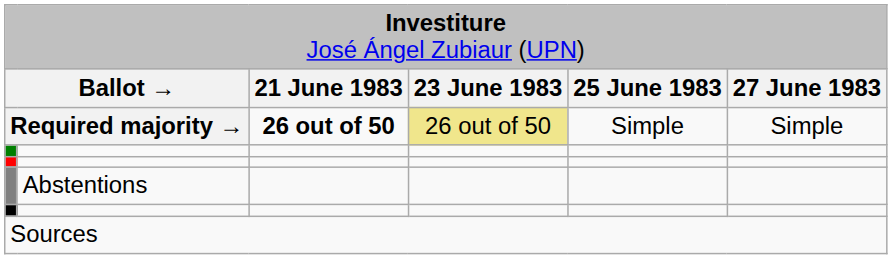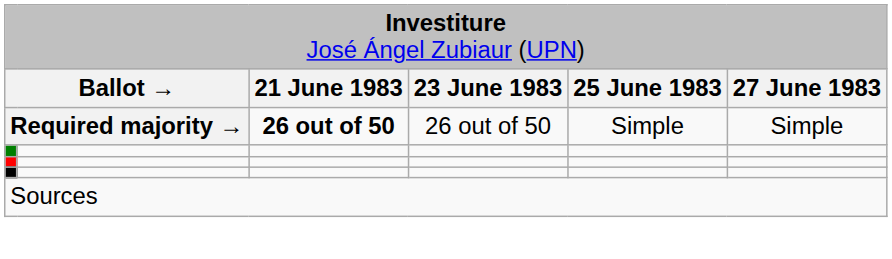(488, 125) khaki background -> (488, 125) no background
- row: (11, 186)
